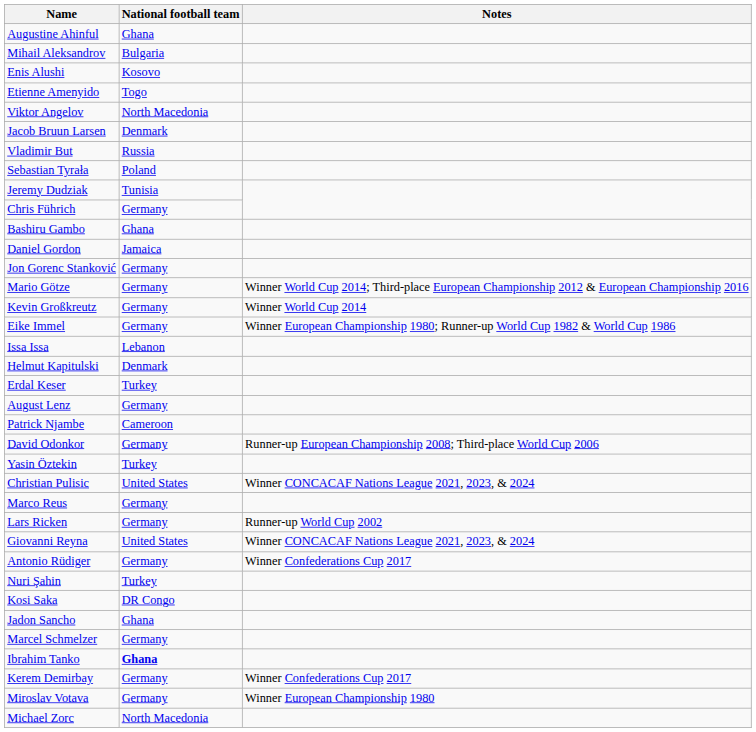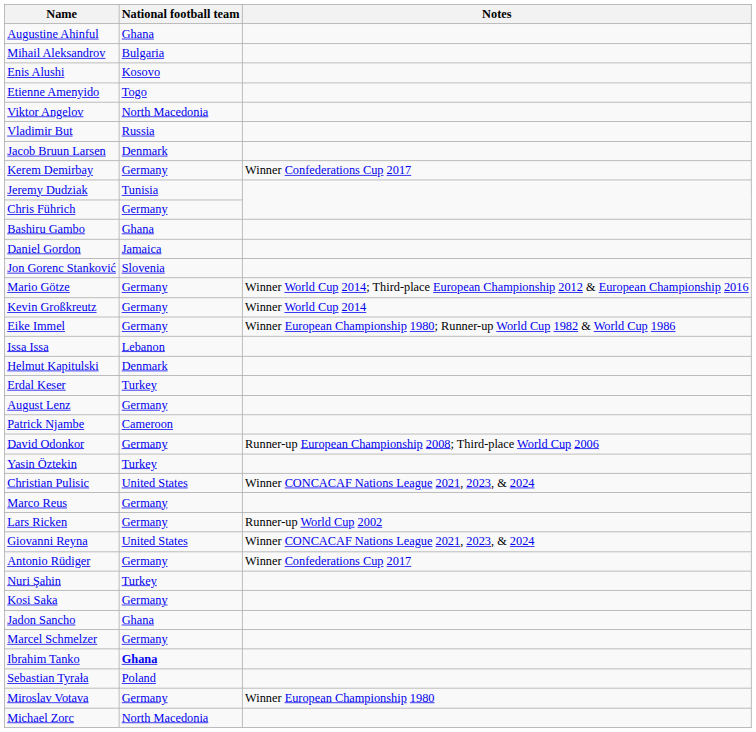rows swapped: (56, 131) <-> (40, 151)
rows swapped: (50, 678) <-> (48, 170)
(145, 268) Germany -> (143, 268) Slovenia
(148, 600) DR Congo -> (145, 600) Germany
